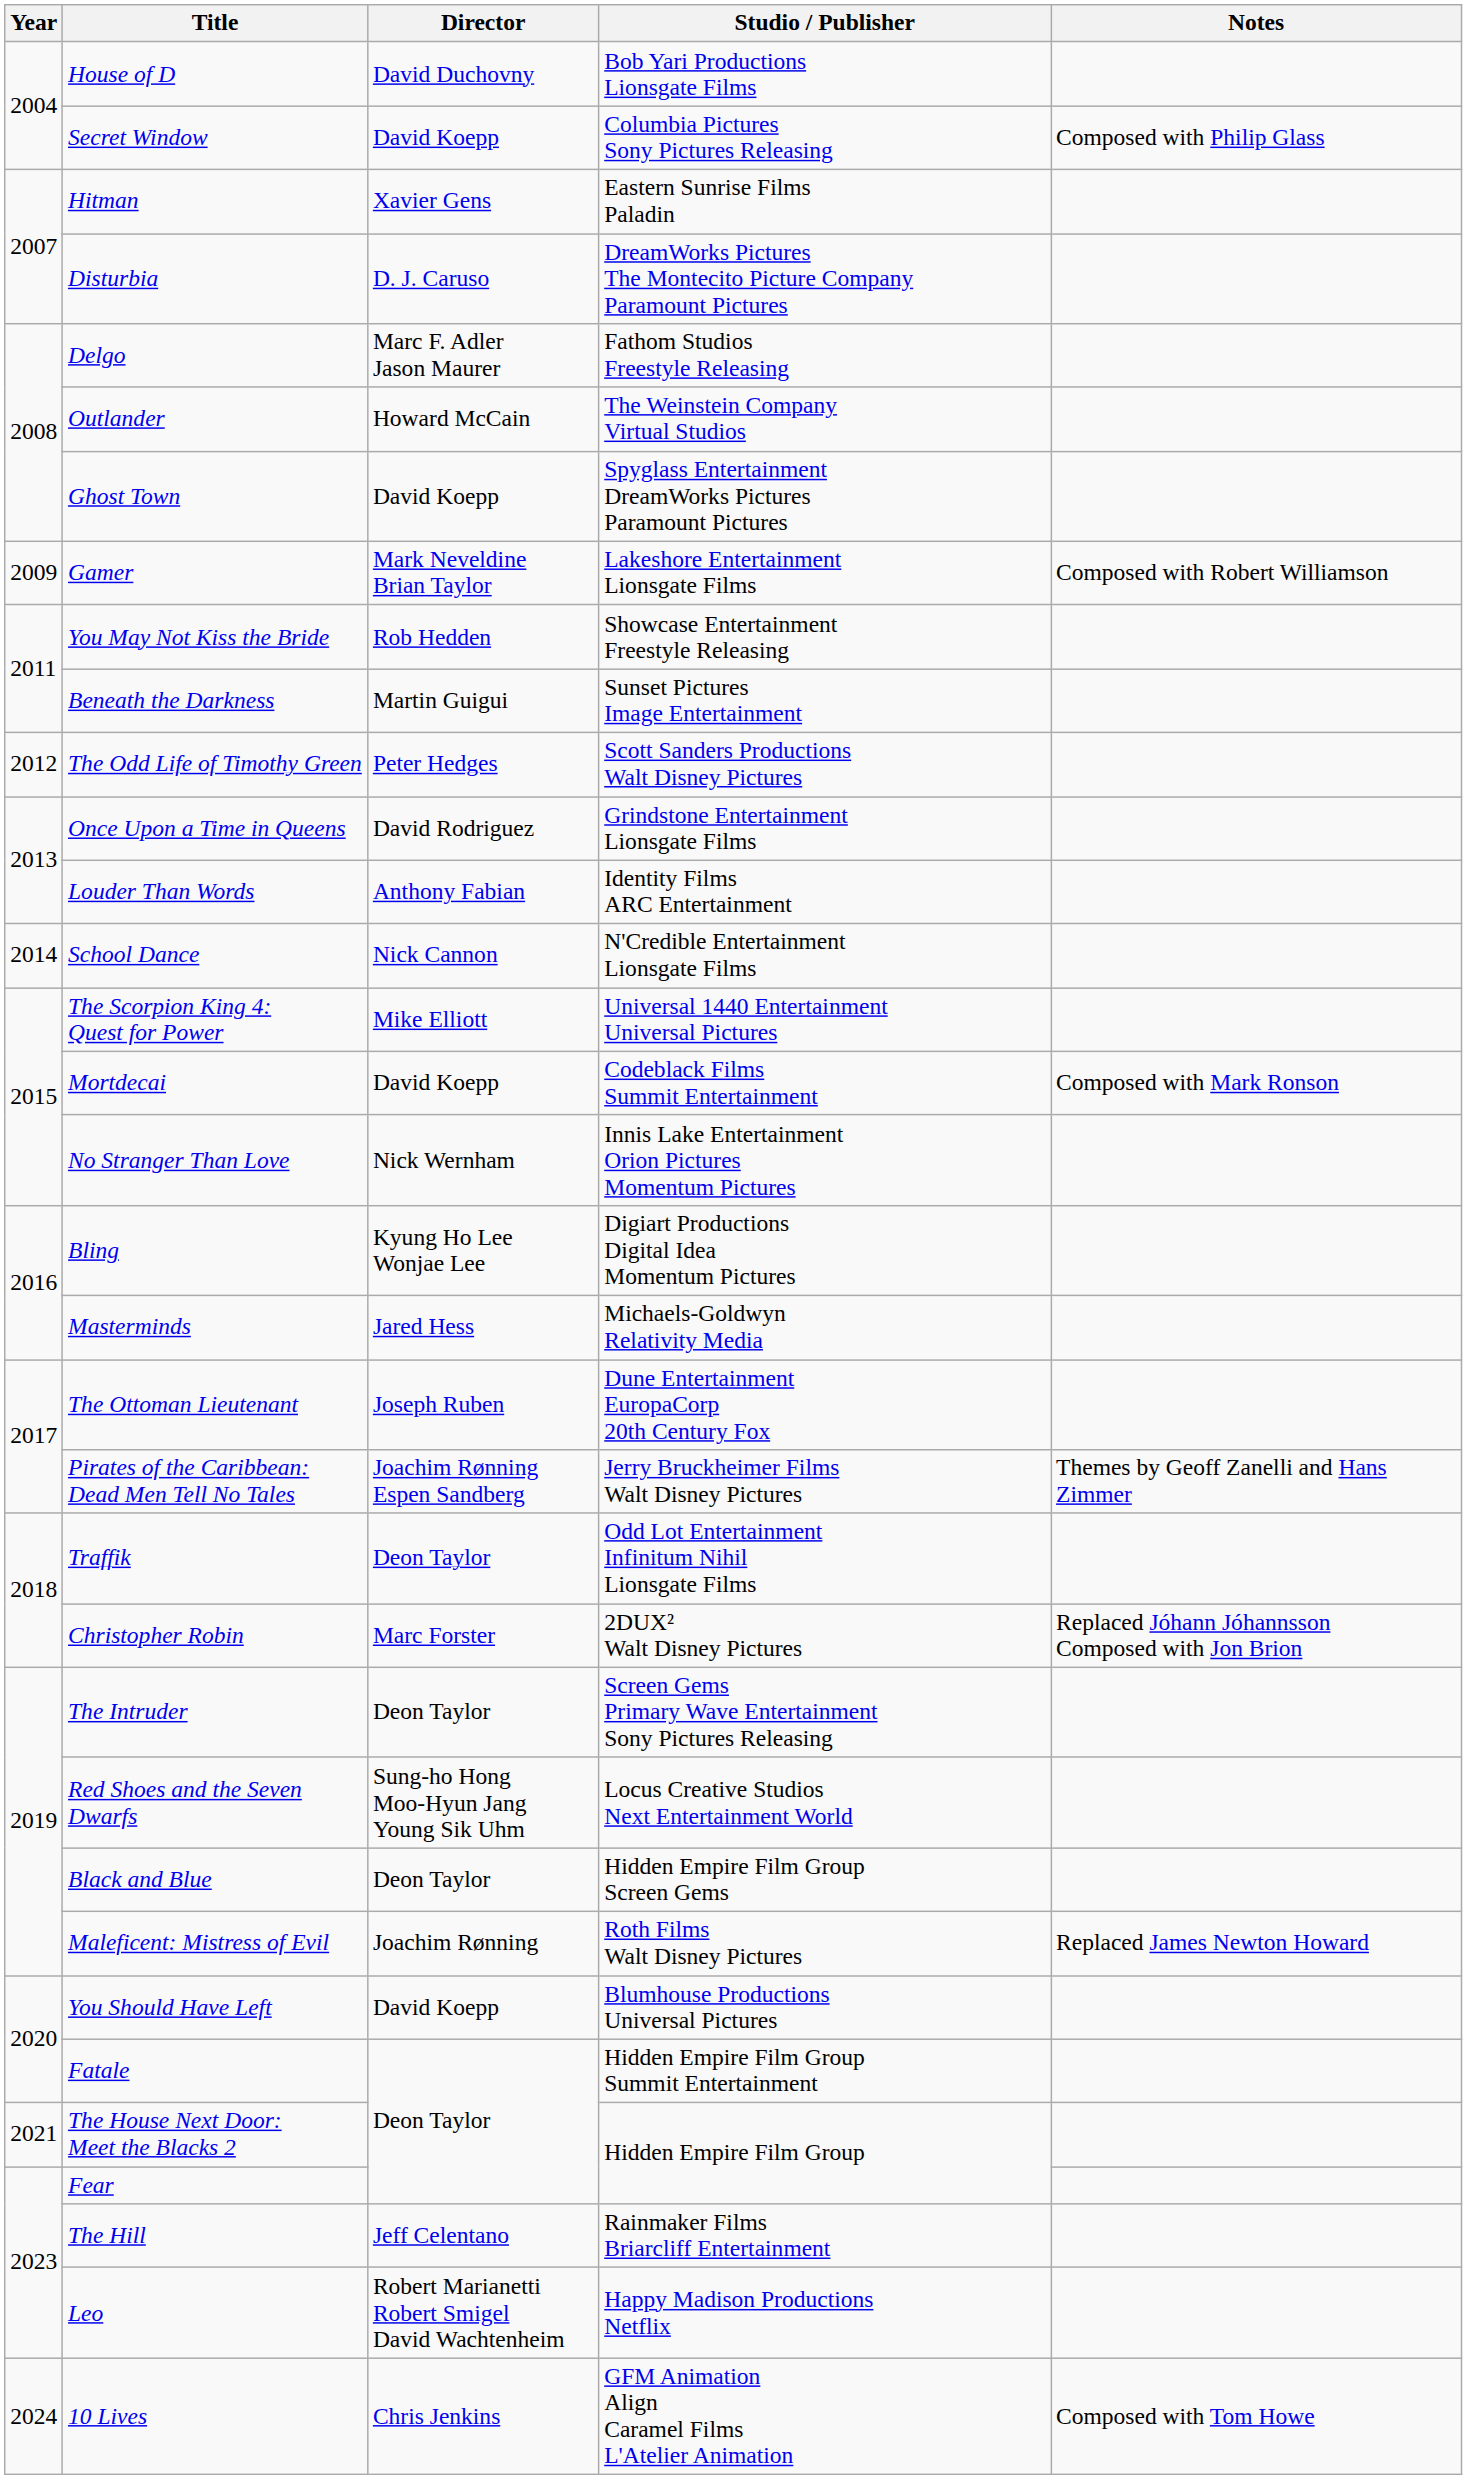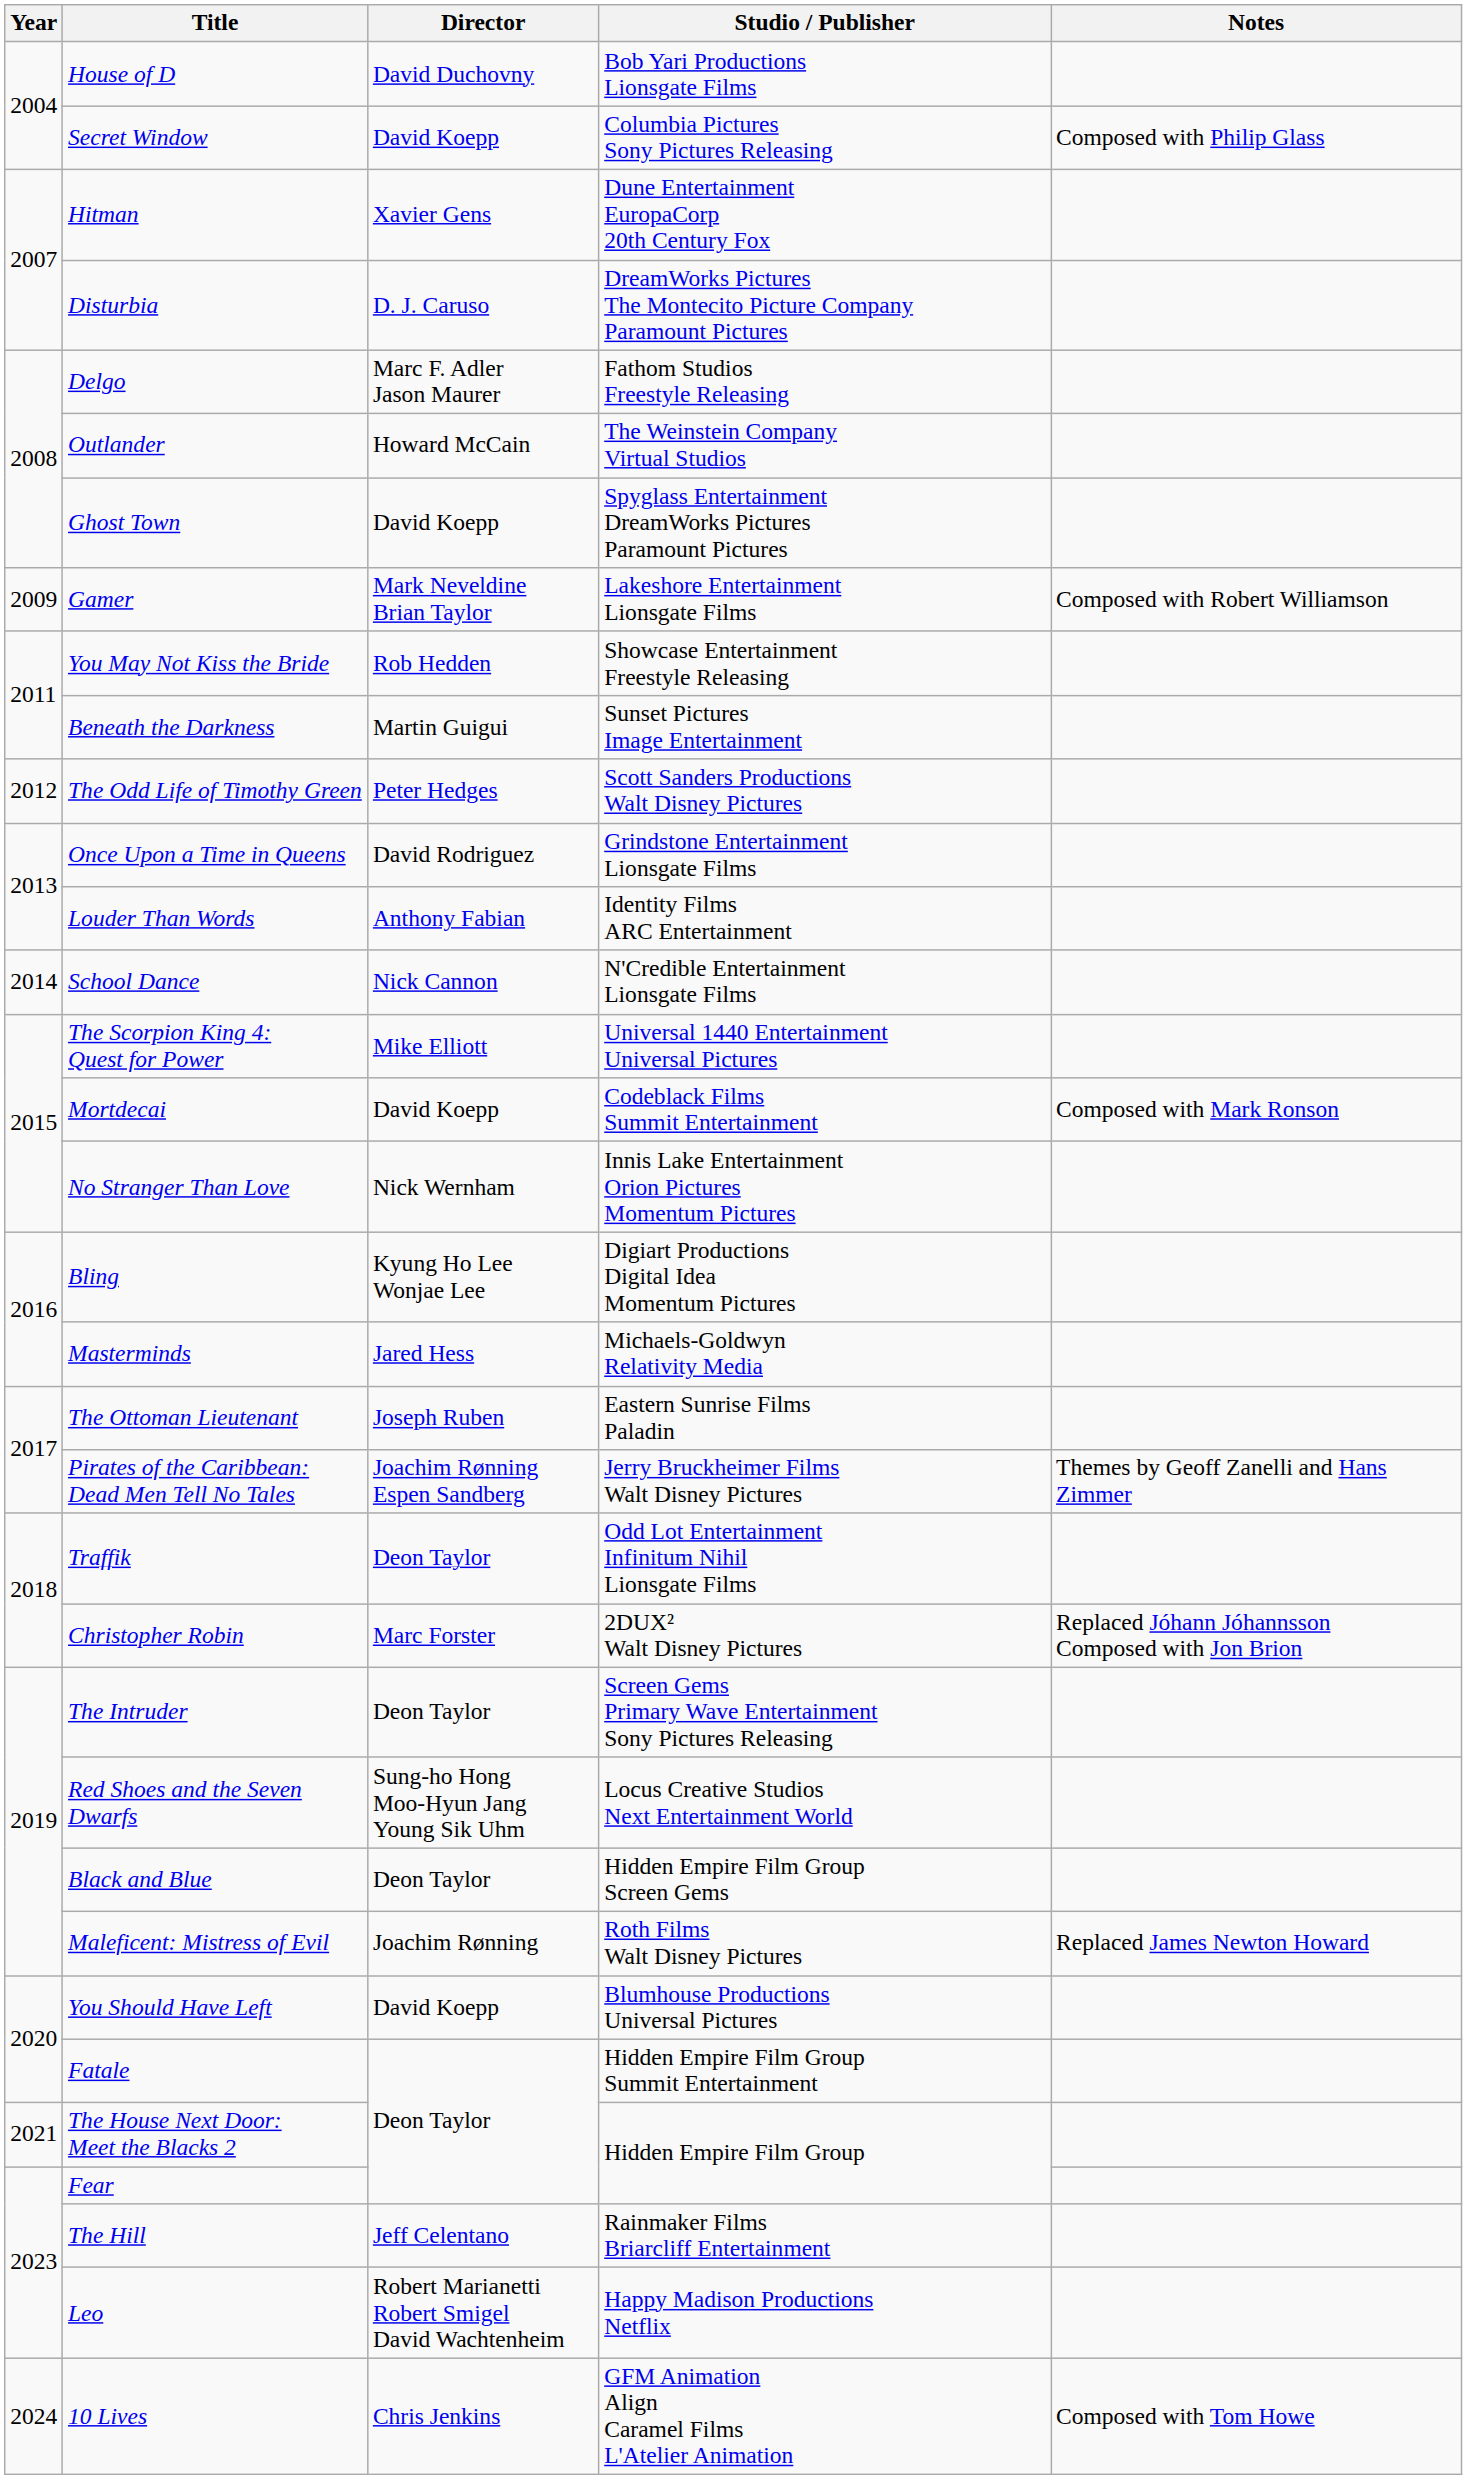(707, 201) Eastern Sunrise Films Paladin -> (699, 214) Dune Entertainment EuropaCorp 20th Century Fox
(699, 1404) Dune Entertainment EuropaCorp 20th Century Fox -> (707, 1417) Eastern Sunrise Films Paladin
